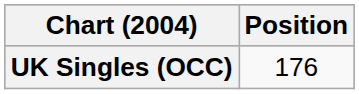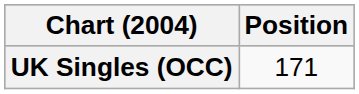(296, 66) 176 -> (296, 66) 171
